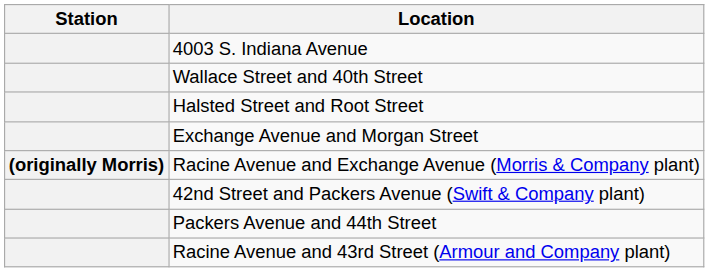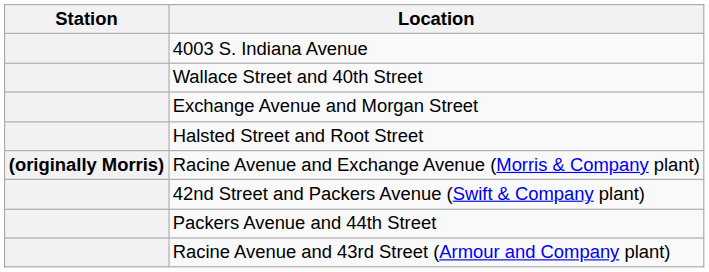rows swapped: (298, 106) <-> (325, 135)
